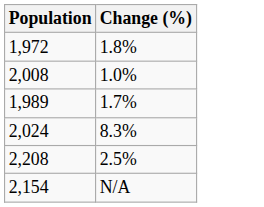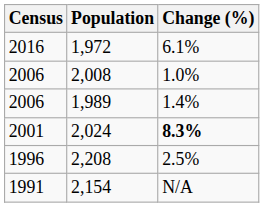+ column: (36, 18)
(118, 46) 1.8% -> (181, 46) 6.1%
(118, 103) 1.7% -> (181, 103) 1.4%
(118, 131) normal -> (182, 131) bold
